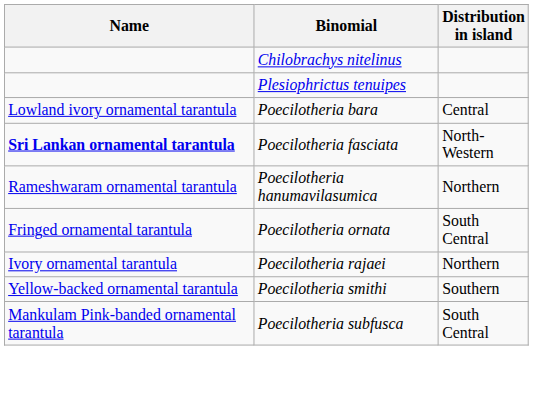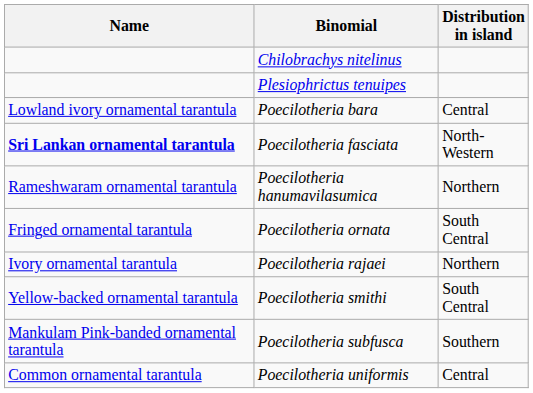(471, 289) Southern -> (465, 298) South Central
(465, 323) South Central -> (471, 341) Southern
+ row: (333, 375)
